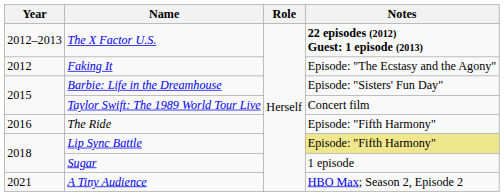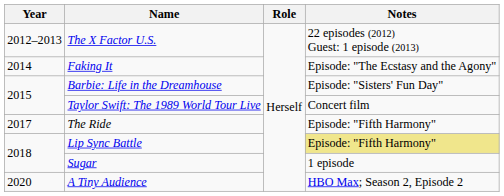(365, 40) bold -> (363, 40) normal
(19, 66) 2012 -> (19, 66) 2014
(19, 124) 2016 -> (19, 124) 2017
(19, 182) 2021 -> (19, 182) 2020
